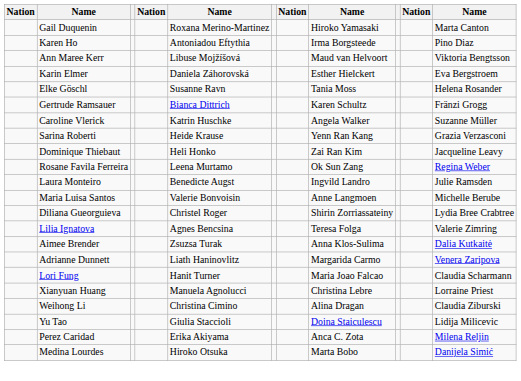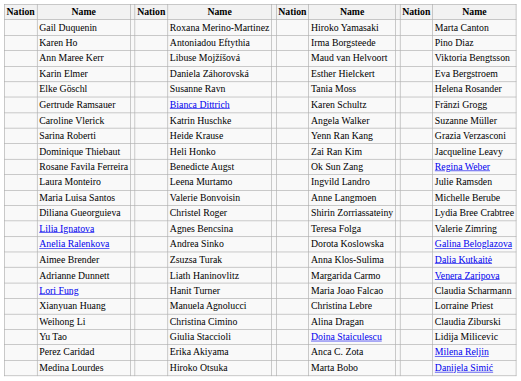(201, 167) Leena Murtamo -> (202, 167) Benedicte Augst
(202, 182) Benedicte Augst -> (201, 182) Leena Murtamo
+ row: (74, 244)
